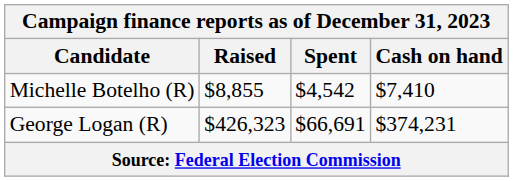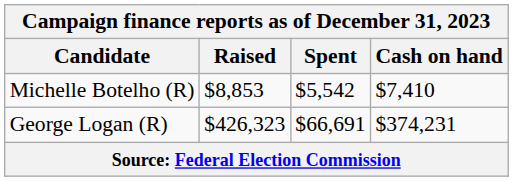(234, 90) $8,855 -> (234, 90) $8,853
(325, 90) $4,542 -> (325, 90) $5,542
